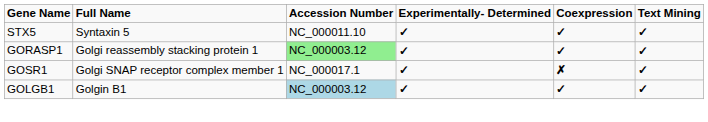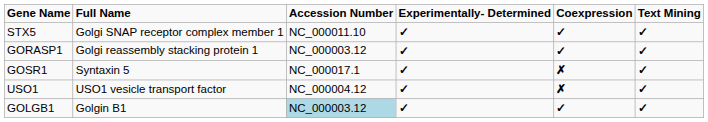(103, 32) Syntaxin 5 -> (180, 32) Golgi SNAP receptor complex member 1
(328, 51) lightgreen background -> (328, 51) no background
(180, 70) Golgi SNAP receptor complex member 1 -> (103, 70) Syntaxin 5
+ row: (23, 89)
